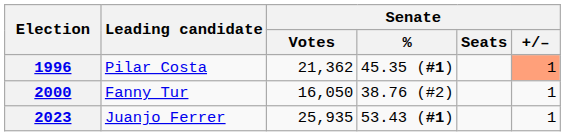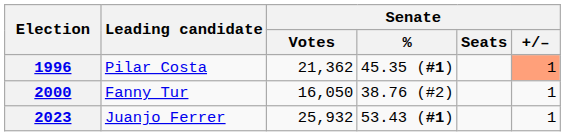(326, 118) 25,935 -> (326, 118) 25,932
